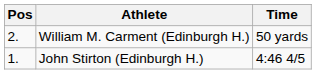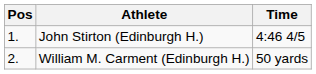rows swapped: (121, 58) <-> (144, 36)
